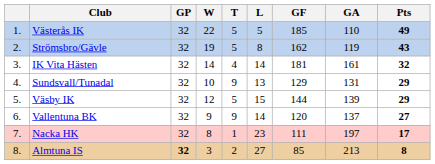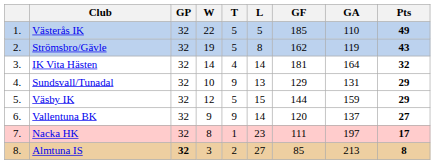(351, 64) 161 -> (351, 64) 164
(351, 99) 139 -> (351, 99) 159
